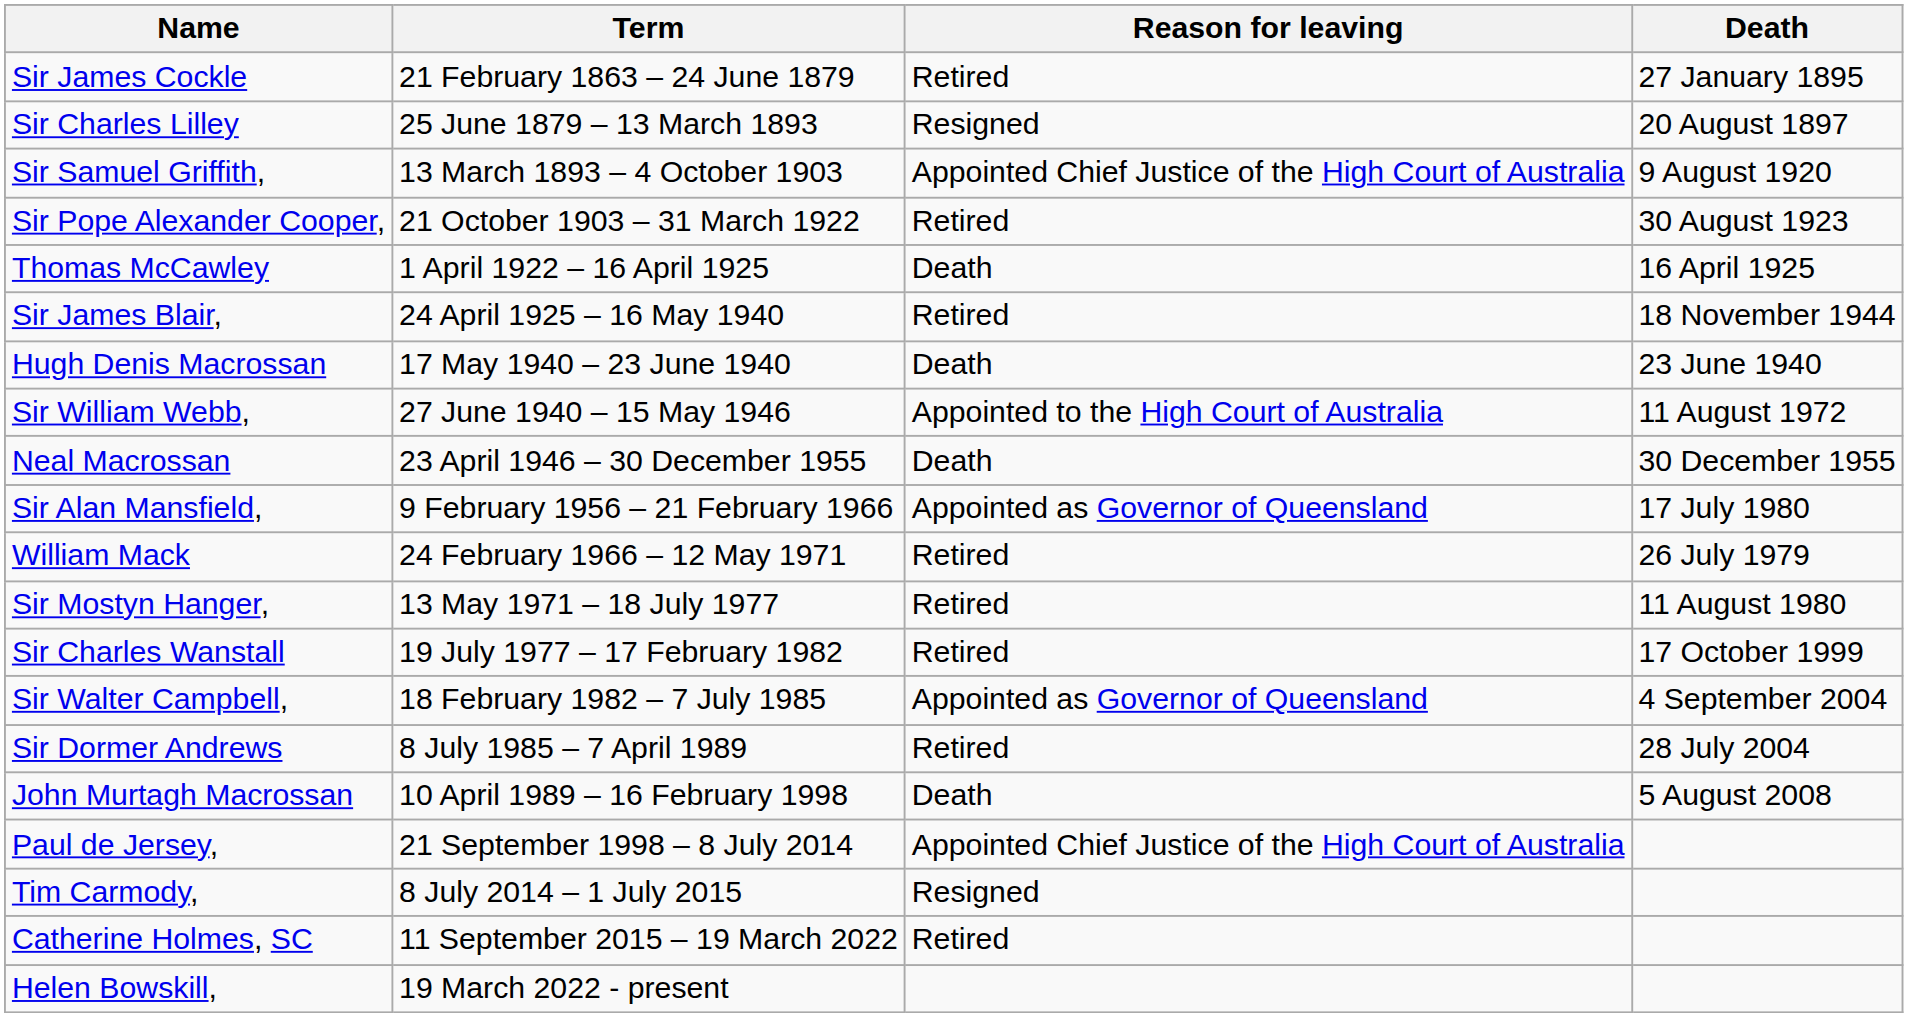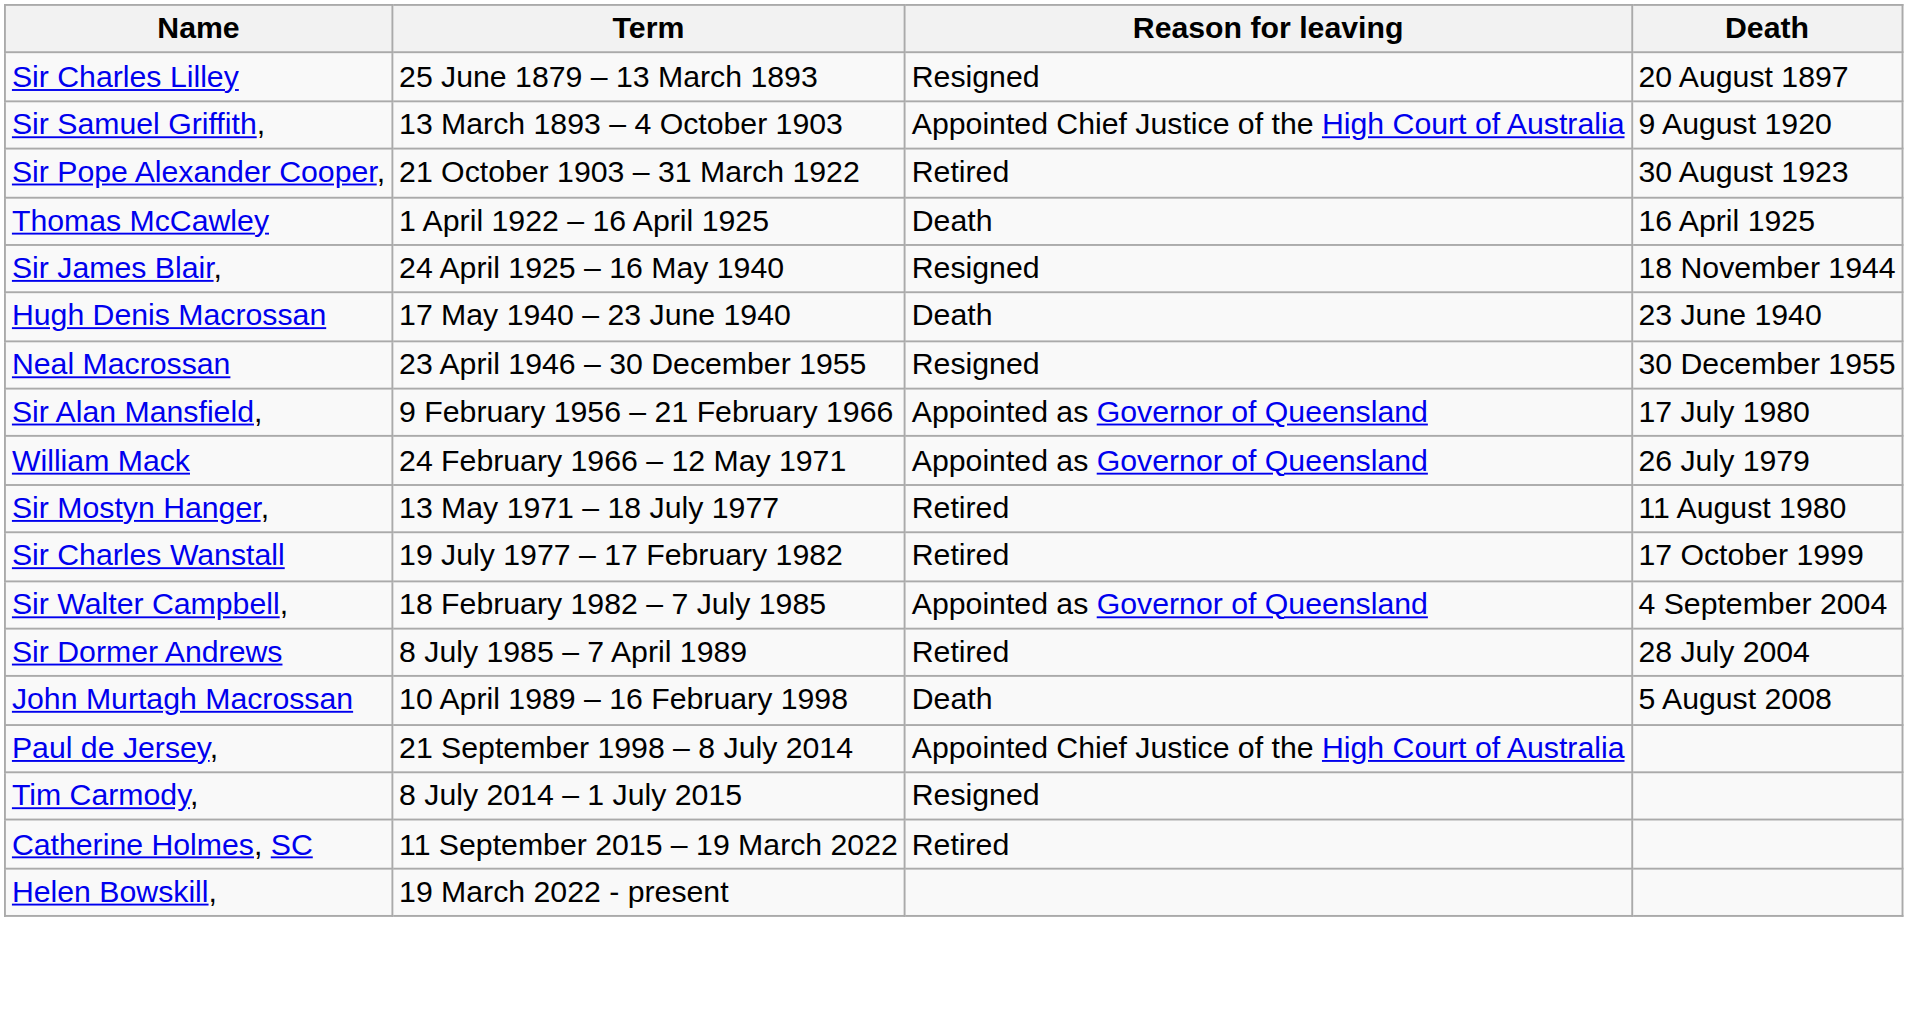- row: (130, 76)
(961, 316) Retired -> (976, 268) Resigned
- row: (131, 412)
(952, 460) Death -> (976, 364) Resigned
(961, 556) Retired -> (1170, 460) Appointed as Governor of Queensland
